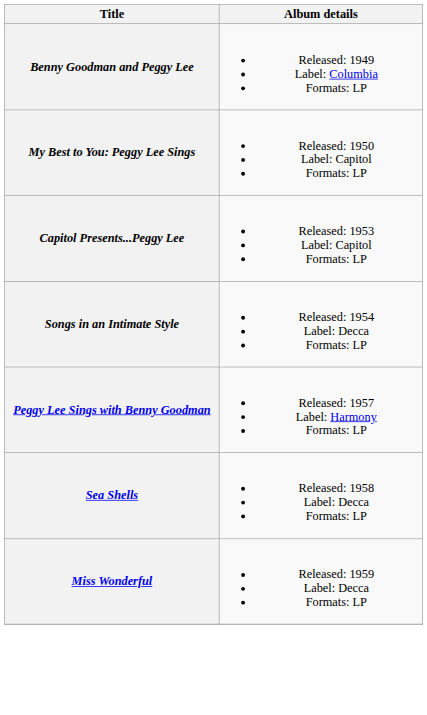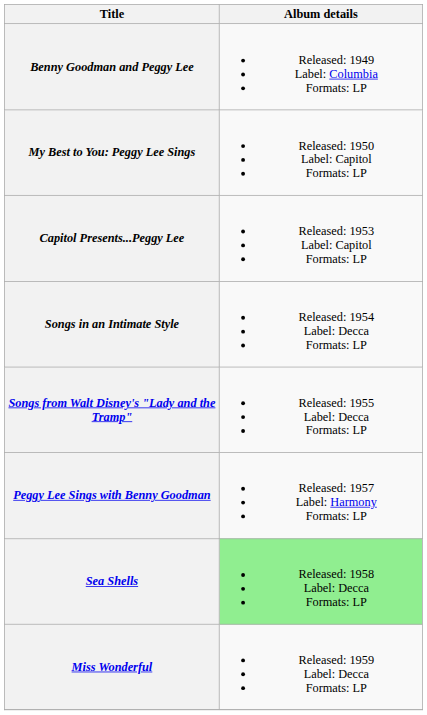+ row: (112, 409)
(321, 503) no background -> (321, 588) lightgreen background
